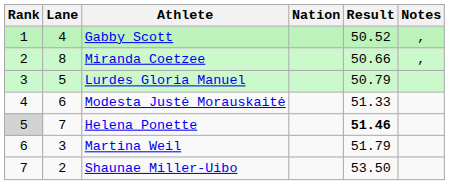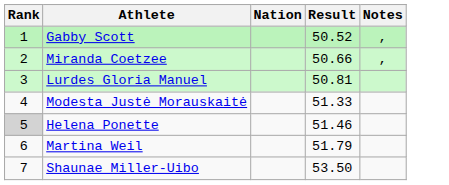- column: (62, 15)
(371, 81) 50.79 -> (332, 81) 50.81
(371, 125) bold -> (332, 125) normal
